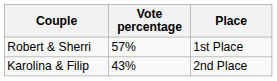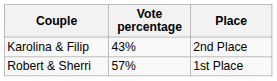rows swapped: (49, 47) <-> (48, 66)
